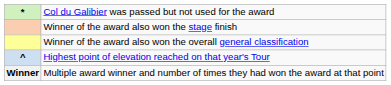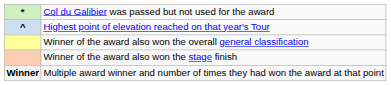rows swapped: (157, 57) <-> (140, 27)
